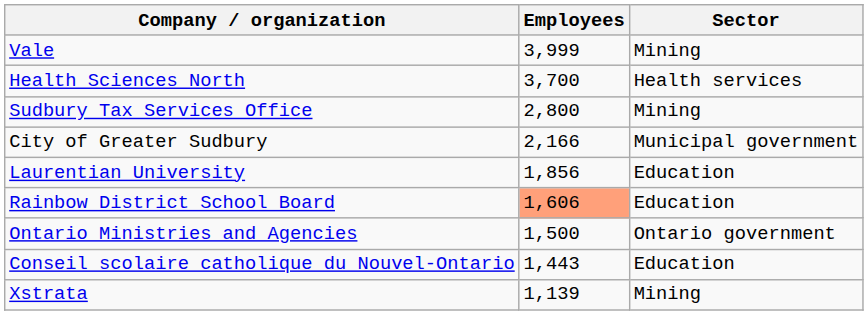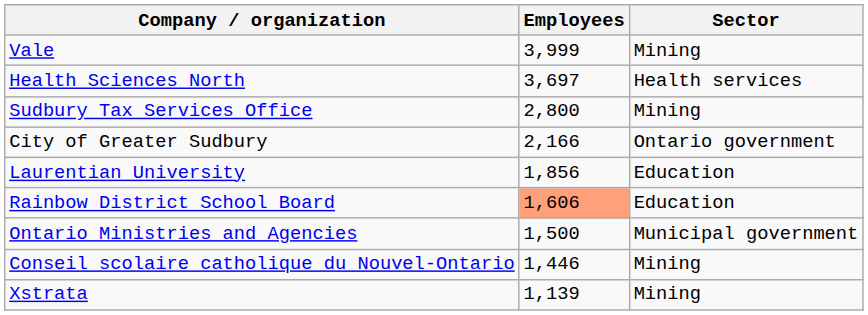(552, 81) 3,700 -> (552, 81) 3,697
(746, 142) Municipal government -> (735, 142) Ontario government
(735, 234) Ontario government -> (746, 234) Municipal government
(552, 264) 1,443 -> (552, 264) 1,446
(684, 264) Education -> (667, 264) Mining
